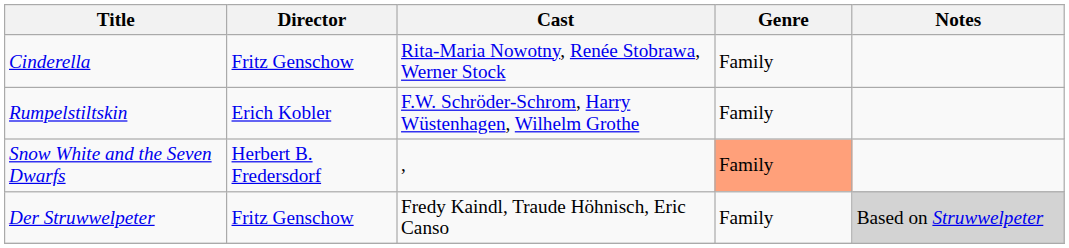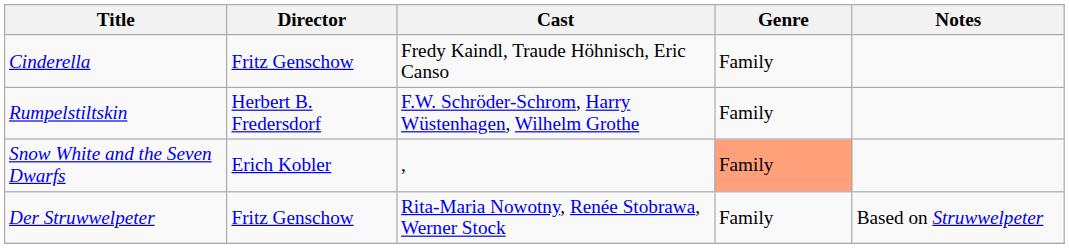(551, 60) Rita-Maria Nowotny, Renée Stobrawa, Werner Stock -> (543, 60) Fredy Kaindl, Traude Höhnisch, Eric Canso
(281, 113) Erich Kobler -> (276, 113) Herbert B. Fredersdorf
(276, 165) Herbert B. Fredersdorf -> (281, 165) Erich Kobler
(543, 217) Fredy Kaindl, Traude Höhnisch, Eric Canso -> (551, 217) Rita-Maria Nowotny, Renée Stobrawa, Werner Stock
(950, 217) lightgrey background -> (950, 217) no background
